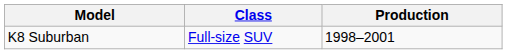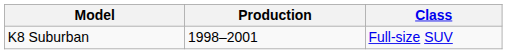columns swapped: (253, 15) <-> (412, 15)
